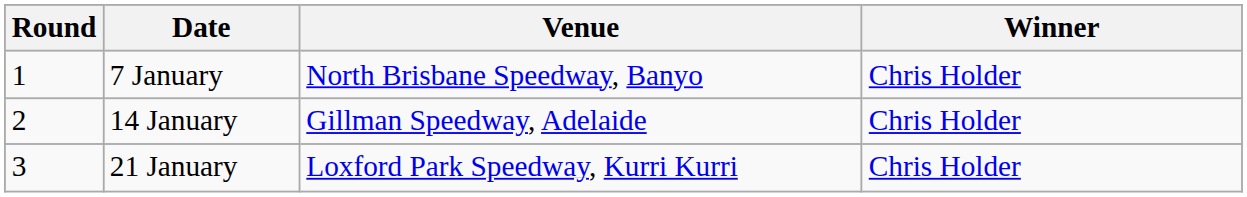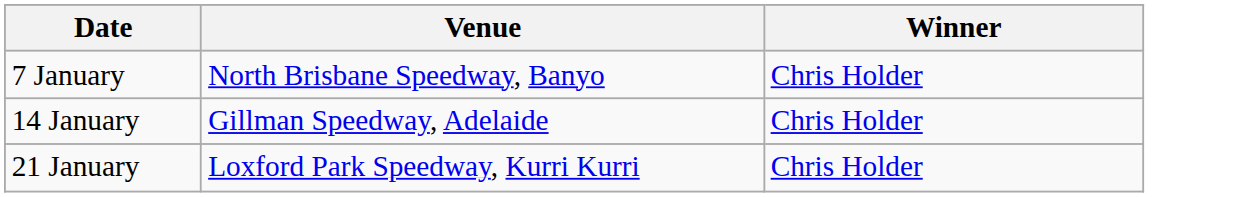- column: (54, 27)
